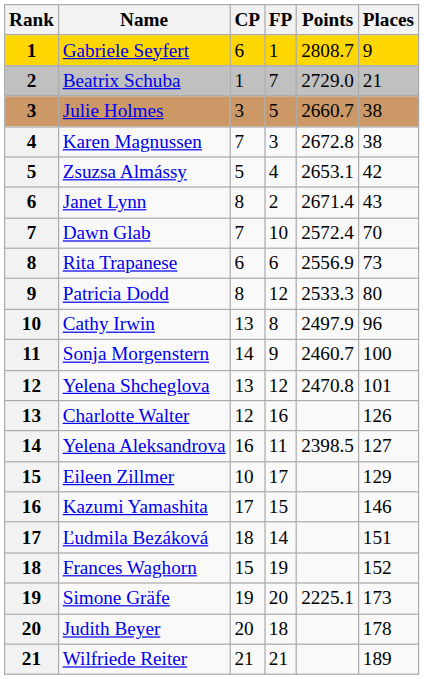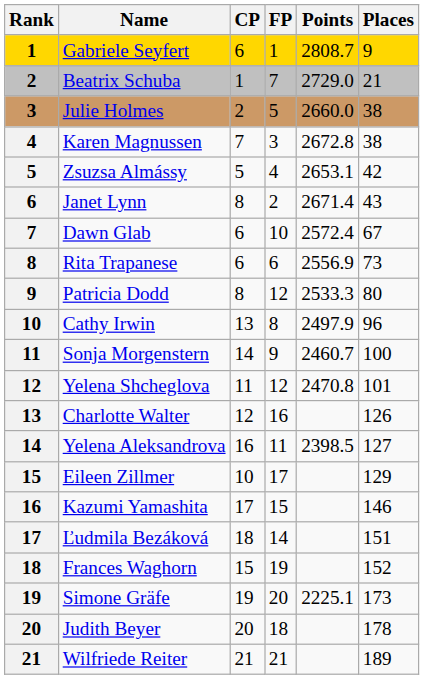(239, 111) 3 -> (239, 111) 2
(328, 111) 2660.7 -> (328, 111) 2660.0
(239, 232) 7 -> (239, 232) 6
(372, 232) 70 -> (372, 232) 67
(244, 385) 13 -> (244, 385) 11
